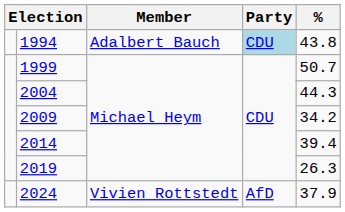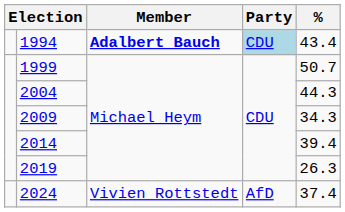(155, 42) normal -> (155, 42) bold
(318, 42) 43.8 -> (318, 42) 43.4
(318, 118) 34.2 -> (318, 118) 34.3
(318, 194) 37.9 -> (318, 194) 37.4
